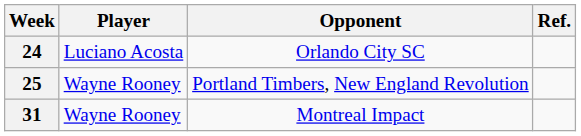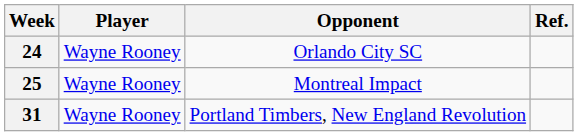(123, 52) Luciano Acosta -> (122, 52) Wayne Rooney
(360, 83) Portland Timbers, New England Revolution -> (358, 83) Montreal Impact
(360, 115) Montreal Impact -> (358, 115) Portland Timbers, New England Revolution
